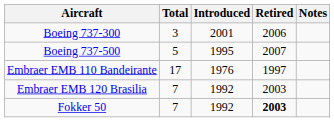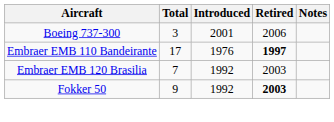- row: (82, 51)
(274, 70) normal -> (274, 51) bold
(175, 107) 7 -> (175, 88) 9
